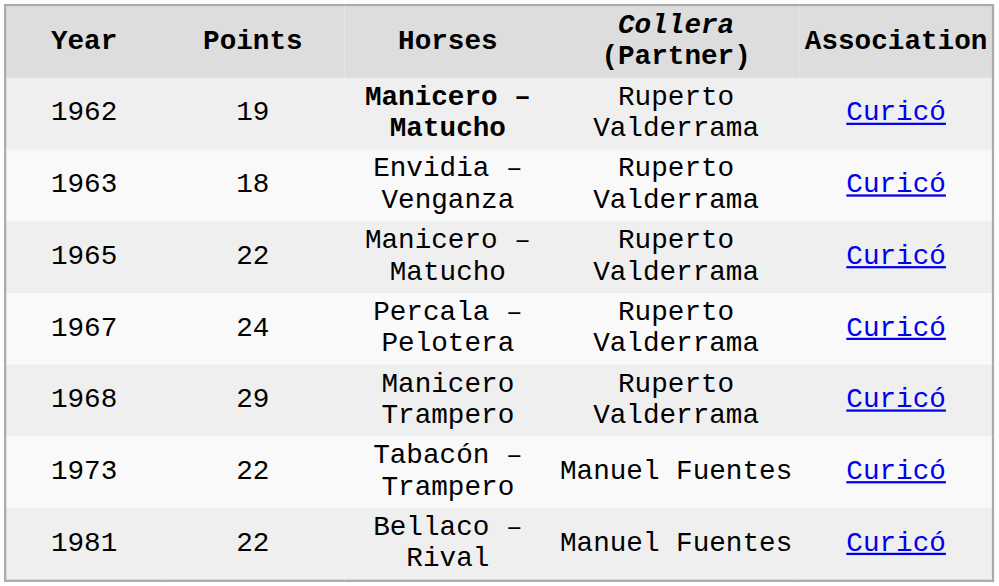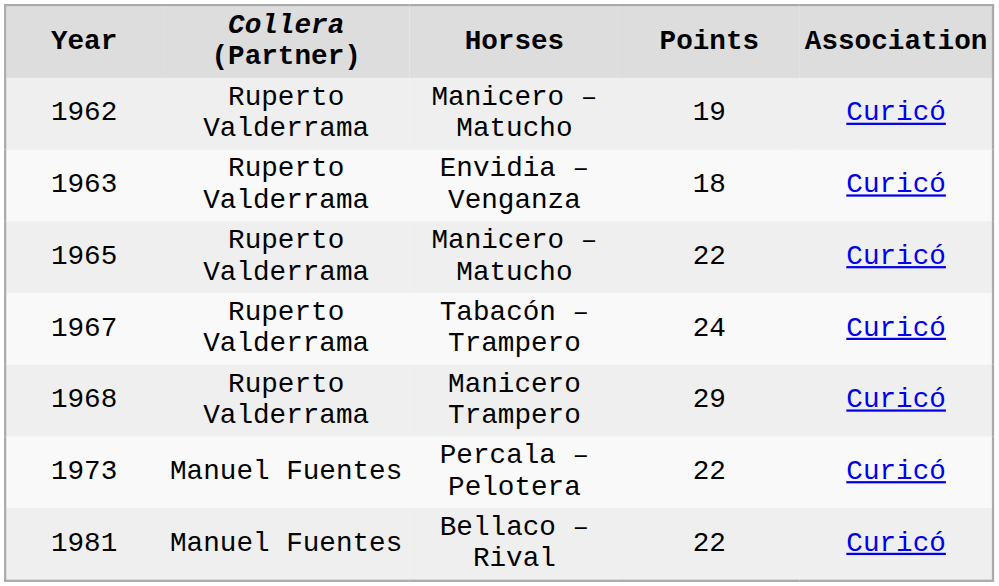columns swapped: (676, 42) <-> (253, 42)
(448, 114) bold -> (514, 114) normal
(448, 329) Percala – Pelotera -> (514, 329) Tabacón – Trampero
(448, 472) Tabacón – Trampero -> (514, 472) Percala – Pelotera
